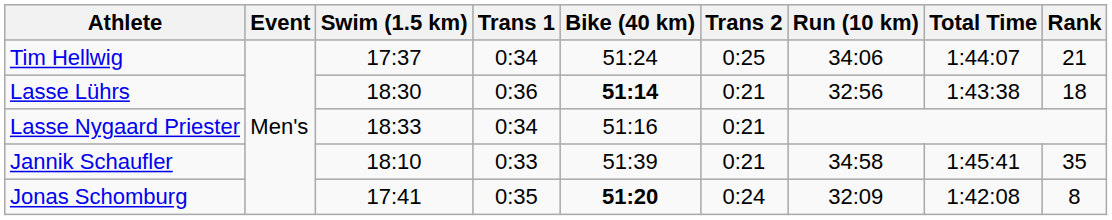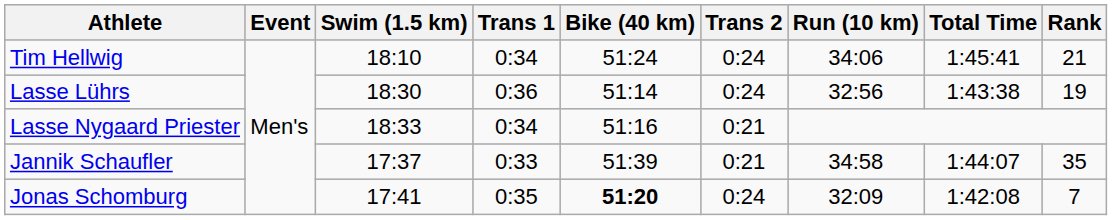(394, 57) 17:37 -> (394, 57) 18:10
(744, 57) 0:25 -> (744, 57) 0:24
(983, 57) 1:44:07 -> (983, 57) 1:45:41
(630, 92) bold -> (630, 92) normal
(744, 92) 0:21 -> (744, 92) 0:24
(1074, 92) 18 -> (1074, 92) 19
(394, 162) 18:10 -> (394, 162) 17:37
(983, 162) 1:45:41 -> (983, 162) 1:44:07
(1074, 197) 8 -> (1074, 197) 7
